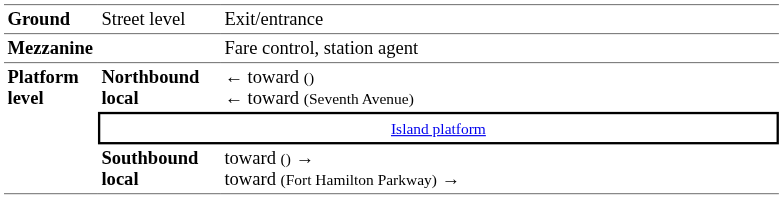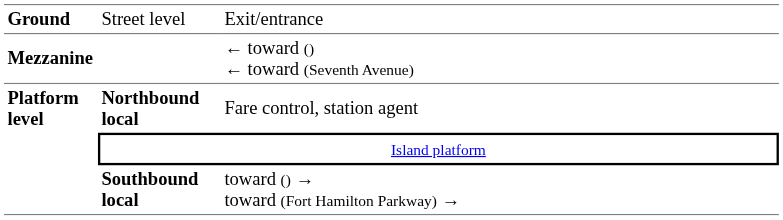(321, 47) Fare control, station agent -> (319, 58) ← toward () ← toward (Seventh Avenue)
(319, 87) ← toward () ← toward (Seventh Avenue) -> (321, 108) Fare control, station agent
